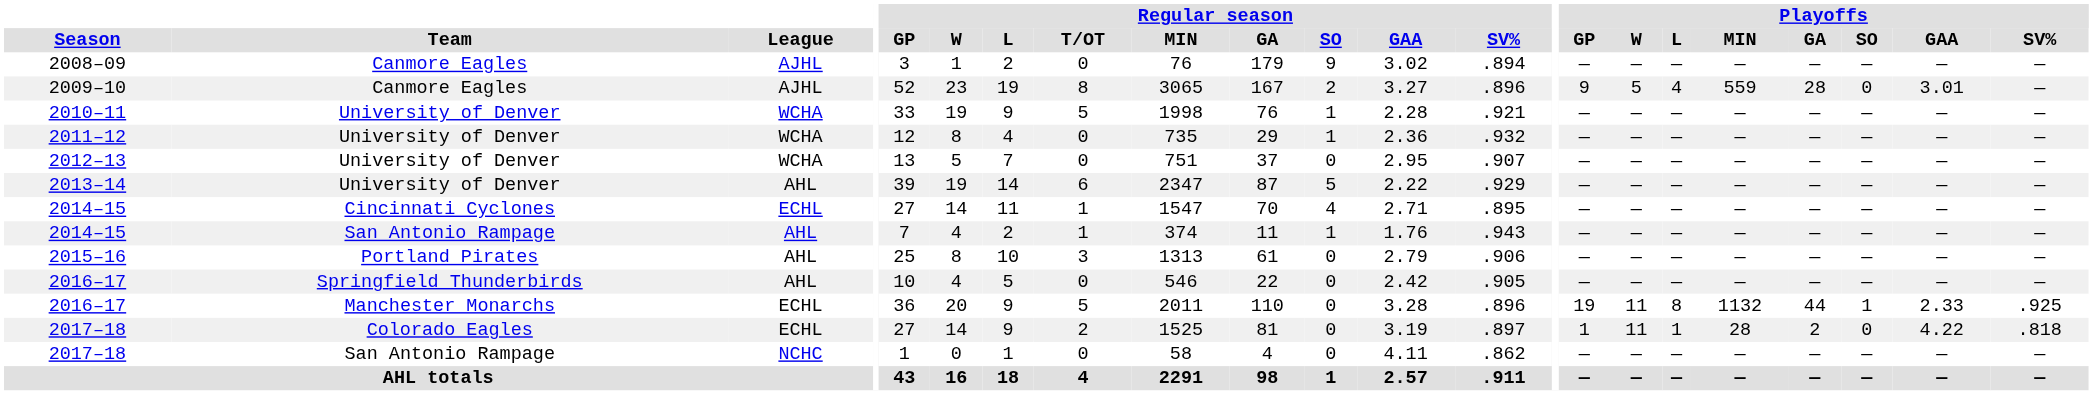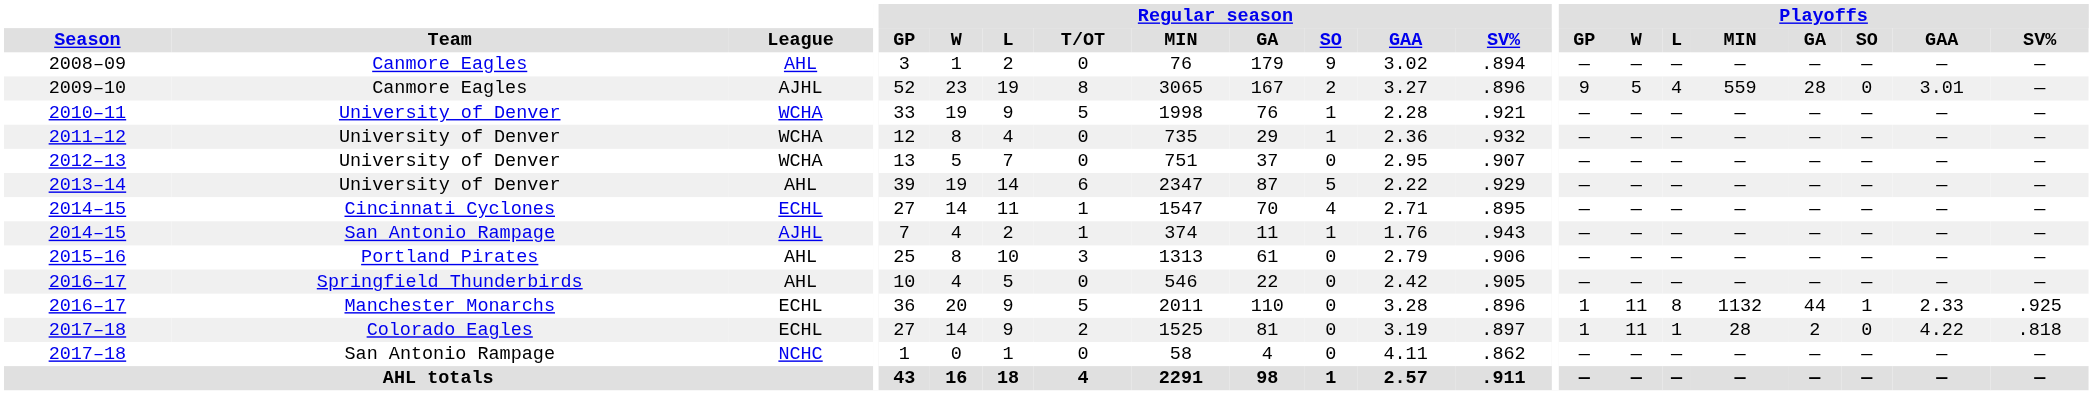(801, 64) AJHL -> (801, 64) AHL
(801, 233) AHL -> (801, 233) AJHL
(1584, 306) 19 -> (1584, 306) 1
